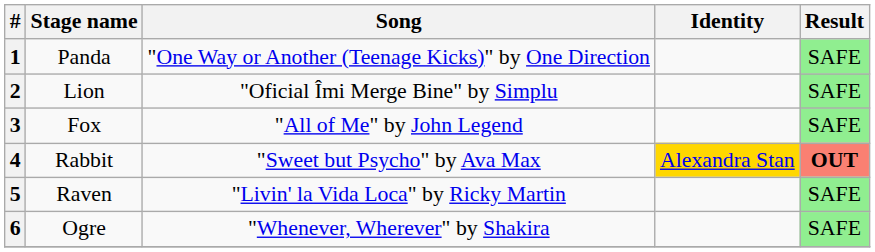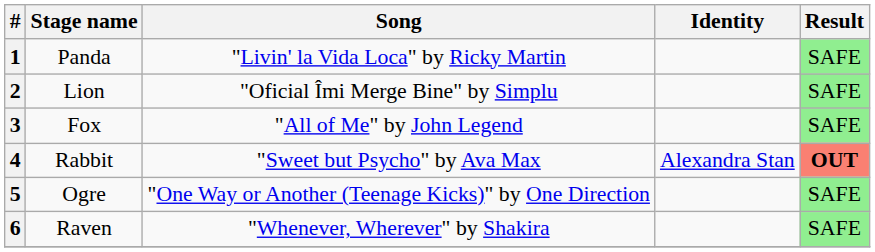(399, 56) "One Way or Another (Teenage Kicks)" by One Direction -> (399, 56) "Livin' la Vida Loca" by Ricky Martin
(727, 159) gold background -> (727, 159) no background
(84, 194) Raven -> (84, 194) Ogre
(399, 194) "Livin' la Vida Loca" by Ricky Martin -> (399, 194) "One Way or Another (Teenage Kicks)" by One Direction
(84, 228) Ogre -> (84, 228) Raven
